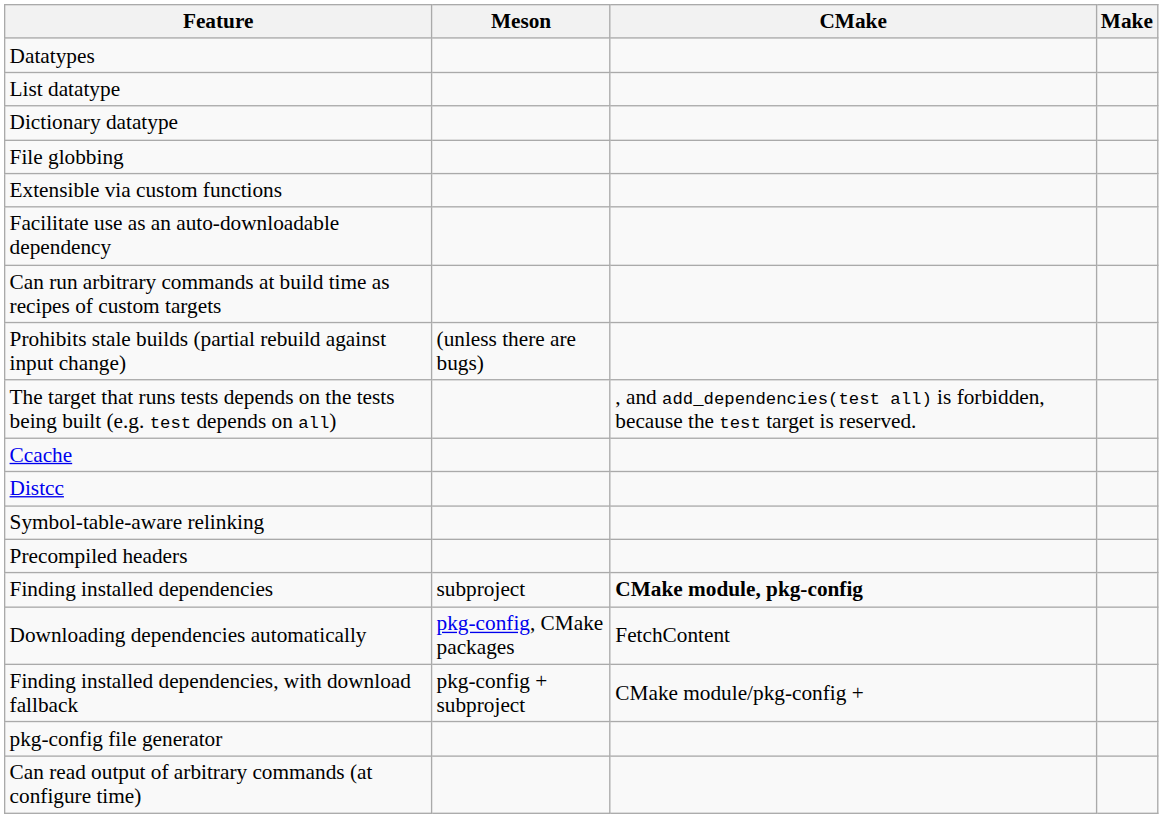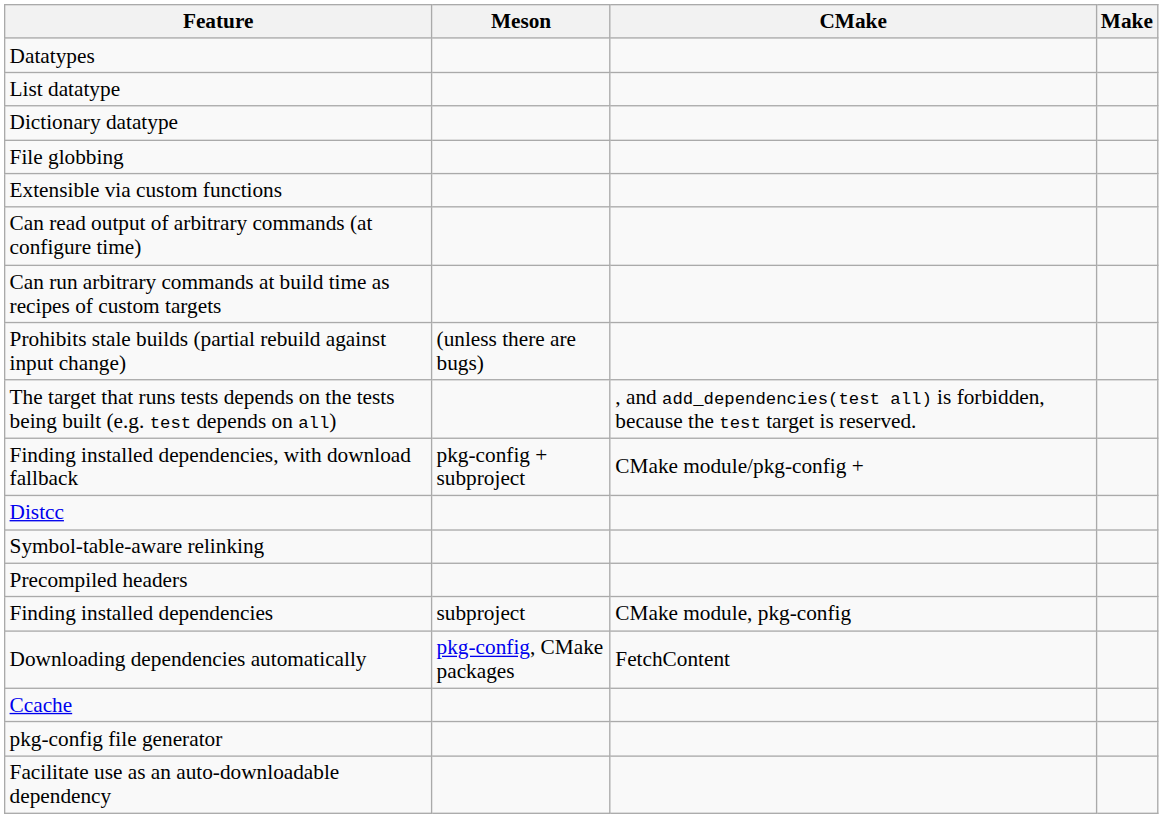rows swapped: (191, 784) <-> (174, 235)
rows swapped: (41, 454) <-> (210, 693)
(739, 589) bold -> (733, 613) normal
